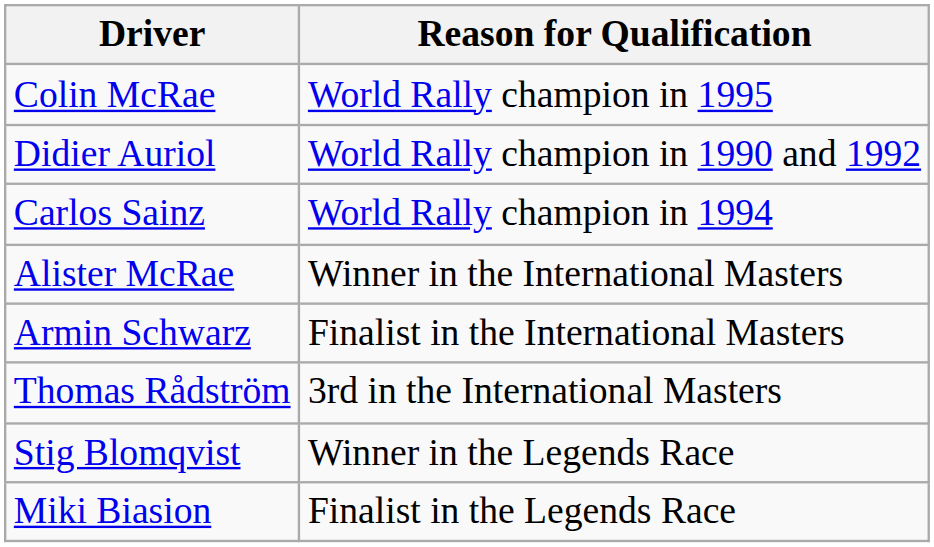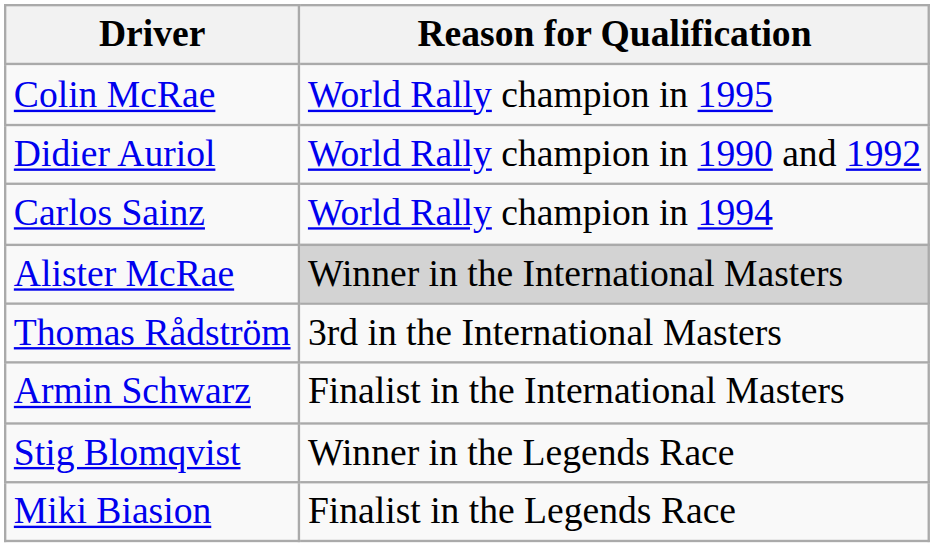(576, 272) no background -> (576, 272) lightgrey background
rows swapped: (132, 332) <-> (152, 392)
